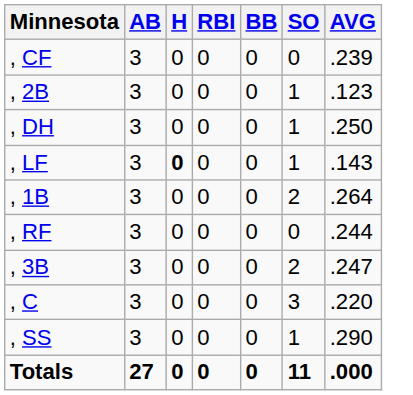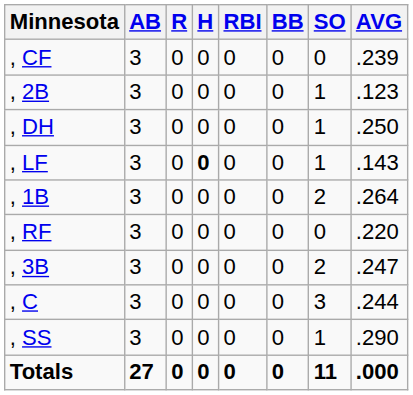+ column: (179, 22)
(351, 232) .244 -> (377, 232) .220
(351, 302) .220 -> (377, 302) .244
